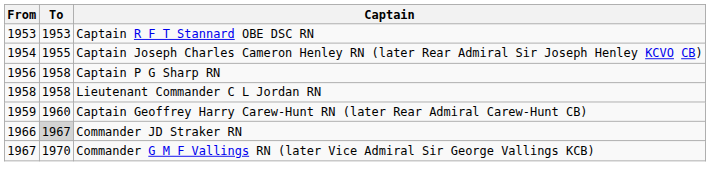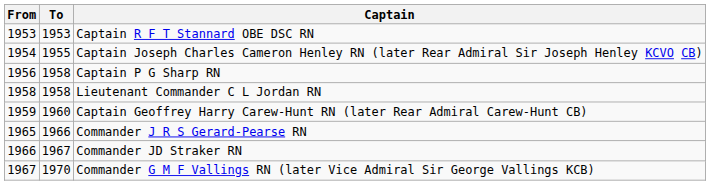+ row: (192, 131)
(56, 131) lightgrey background -> (56, 151) no background
